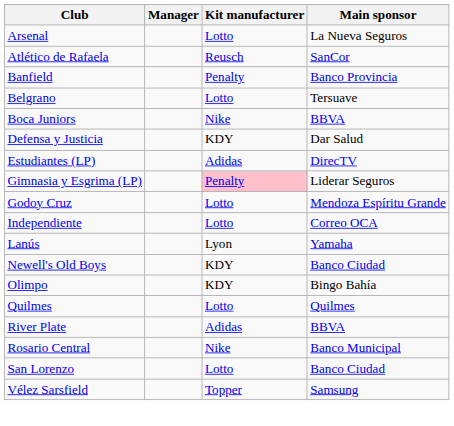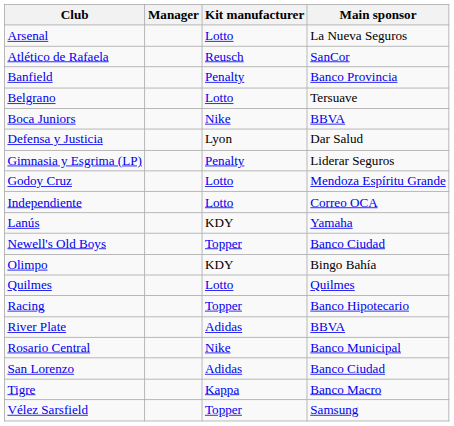(219, 139) KDY -> (218, 139) Lyon
- row: (51, 160)
(225, 181) pink background -> (225, 160) no background
(218, 243) Lyon -> (219, 222) KDY
(219, 264) KDY -> (223, 243) Topper
+ row: (26, 306)
(219, 368) Lotto -> (224, 368) Adidas
+ row: (21, 389)
